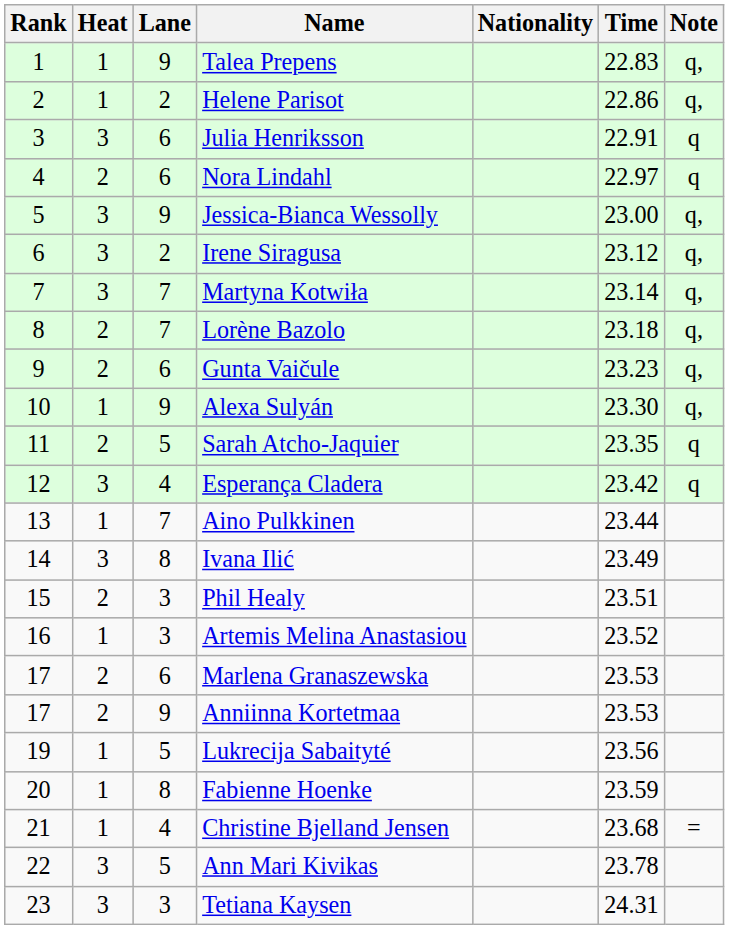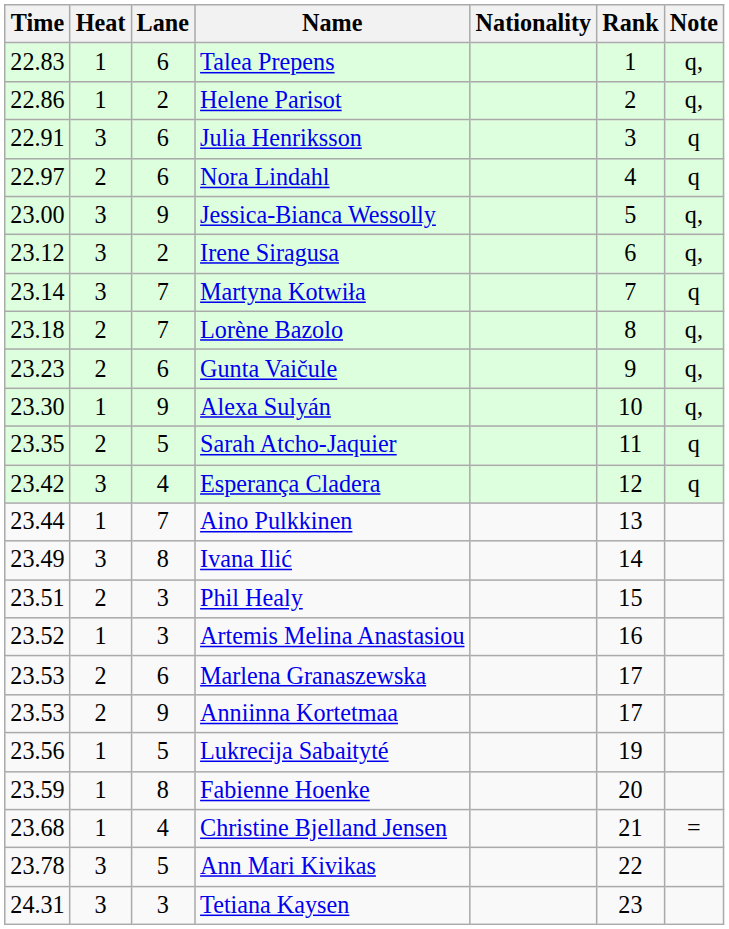columns swapped: (39, 23) <-> (631, 23)
(165, 61) 9 -> (163, 61) 6
(694, 291) q, -> (694, 291) q
